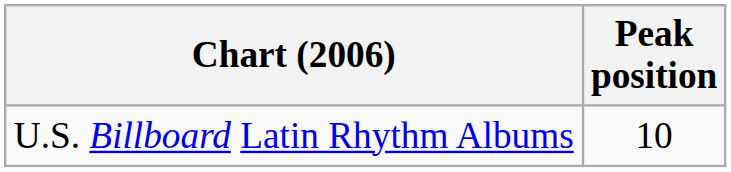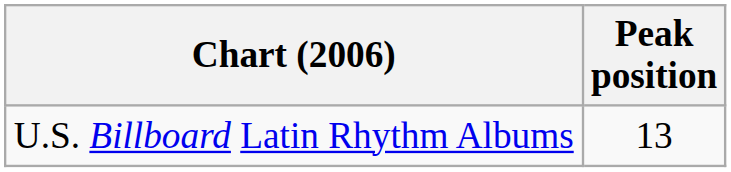(654, 135) 10 -> (654, 135) 13
